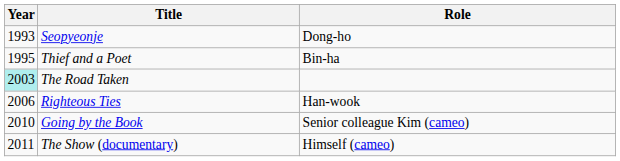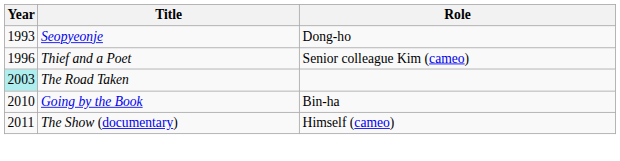(21, 58) 1995 -> (21, 58) 1996
(321, 58) Bin-ha -> (386, 58) Senior colleague Kim (cameo)
- row: (81, 101)
(386, 123) Senior colleague Kim (cameo) -> (321, 101) Bin-ha
